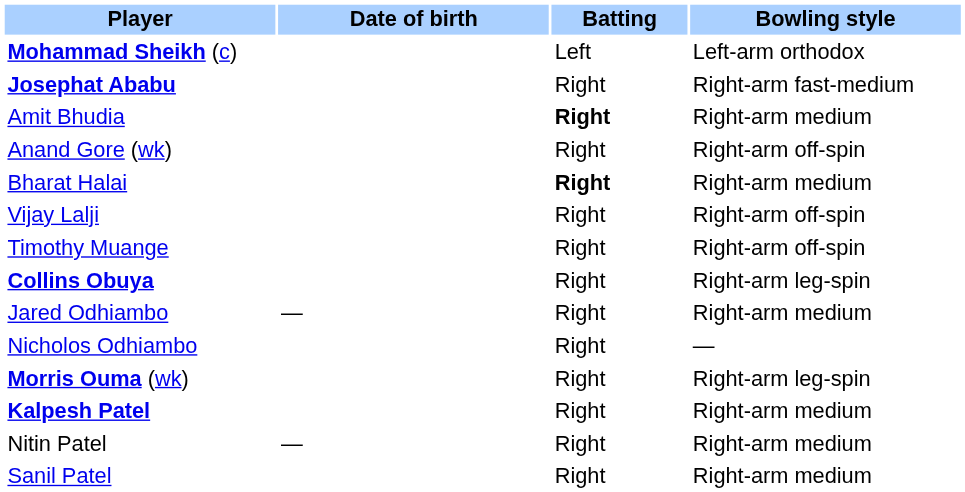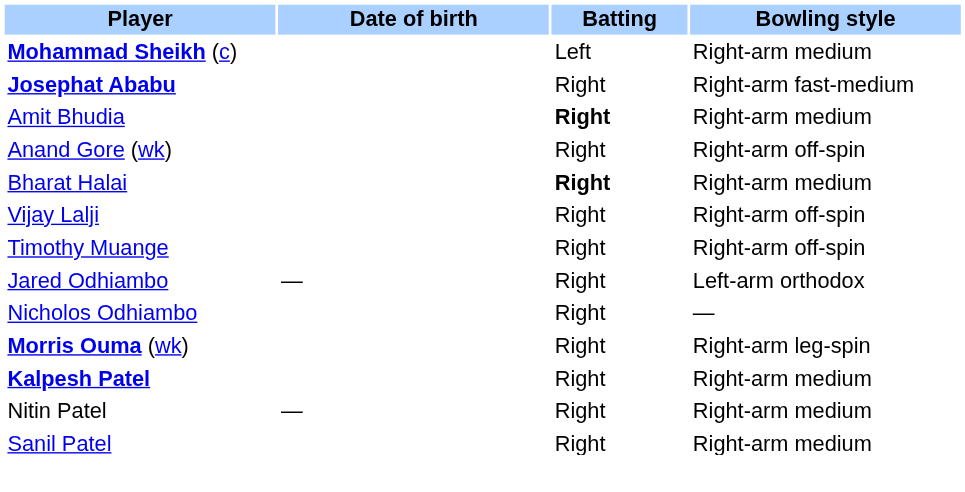(779, 52) Left-arm orthodox -> (782, 52) Right-arm medium
- row: (81, 280)
(782, 313) Right-arm medium -> (779, 280) Left-arm orthodox
